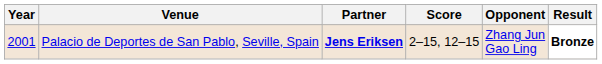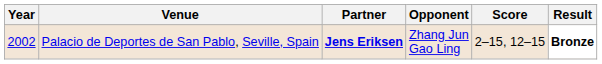columns swapped: (515, 15) <-> (444, 15)
(21, 42) 2001 -> (21, 42) 2002
